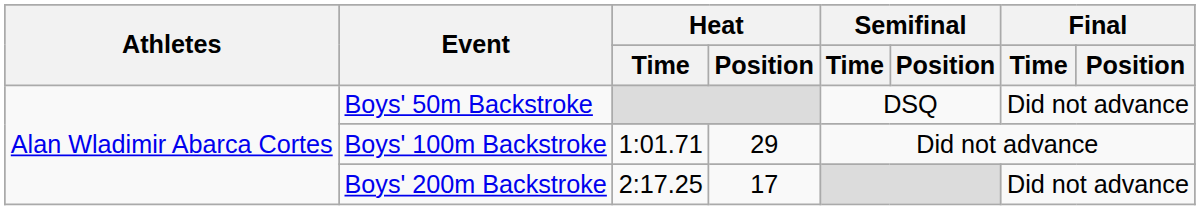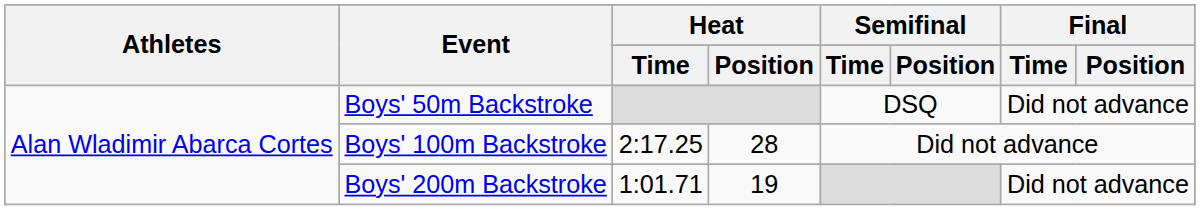(661, 145) 1:01.71 -> (661, 145) 2:17.25
(764, 145) 29 -> (764, 145) 28
(661, 184) 2:17.25 -> (661, 184) 1:01.71
(764, 184) 17 -> (764, 184) 19
